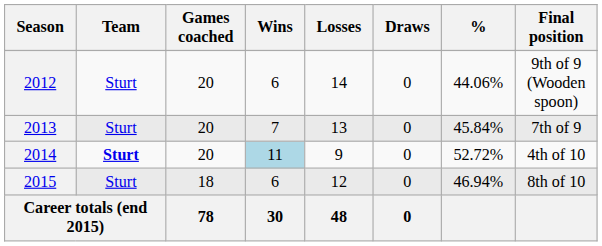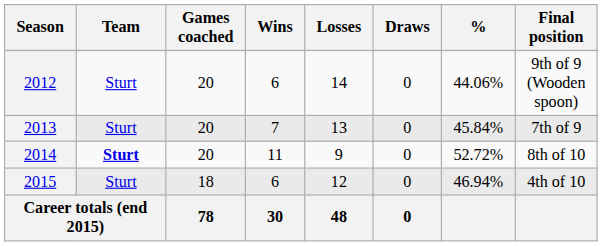(275, 155) lightblue background -> (275, 155) no background
(556, 155) 4th of 10 -> (556, 155) 8th of 10
(556, 181) 8th of 10 -> (556, 181) 4th of 10
